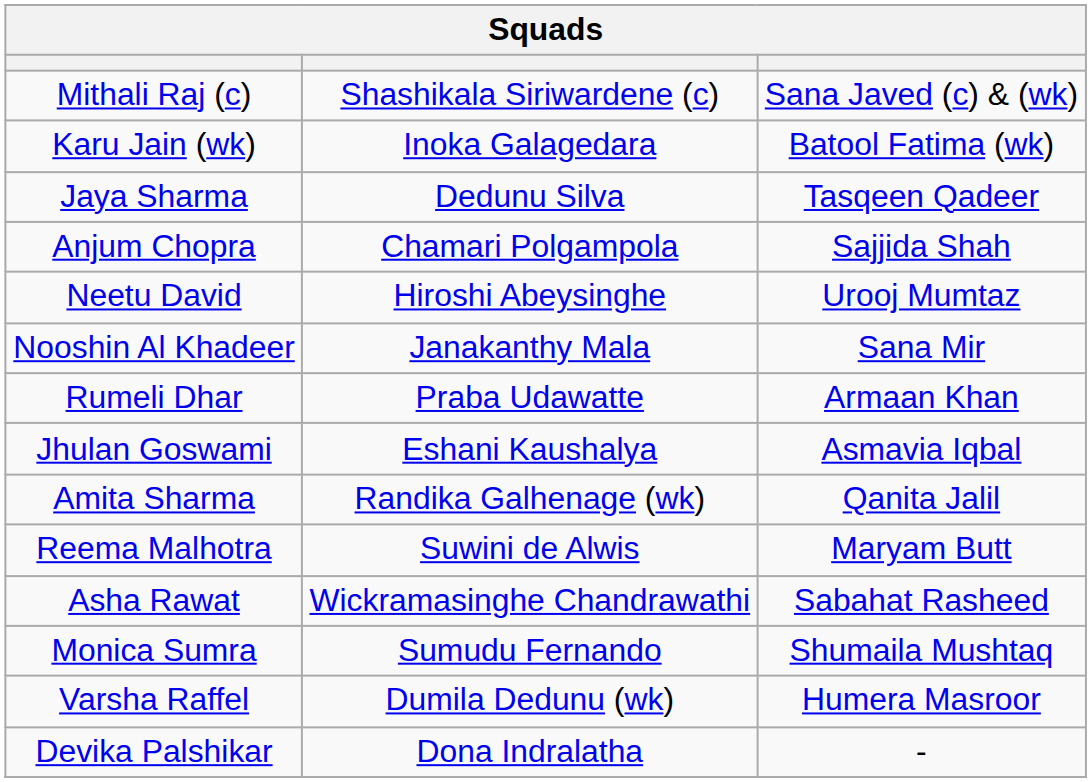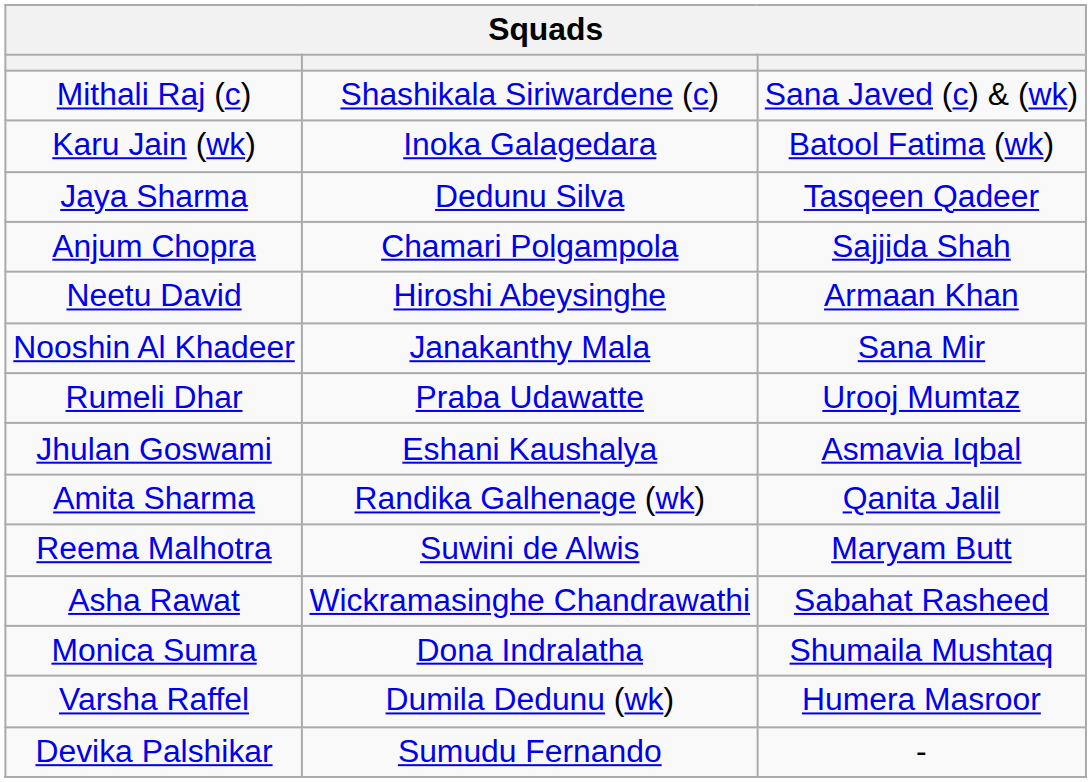(921, 296) Urooj Mumtaz -> (921, 296) Armaan Khan
(921, 397) Armaan Khan -> (921, 397) Urooj Mumtaz
(530, 650) Sumudu Fernando -> (530, 650) Dona Indralatha
(530, 751) Dona Indralatha -> (530, 751) Sumudu Fernando
